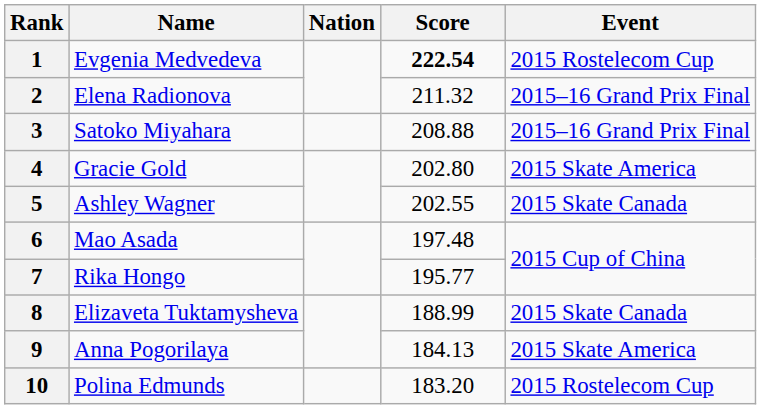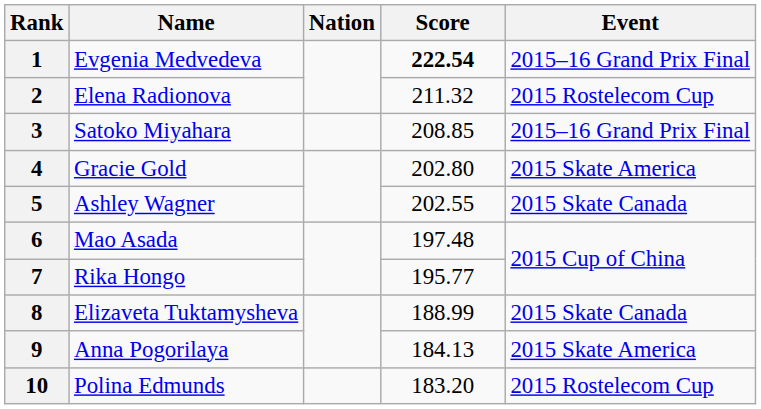(612, 58) 2015 Rostelecom Cup -> (630, 58) 2015–16 Grand Prix Final
(630, 95) 2015–16 Grand Prix Final -> (612, 95) 2015 Rostelecom Cup
(443, 131) 208.88 -> (443, 131) 208.85
